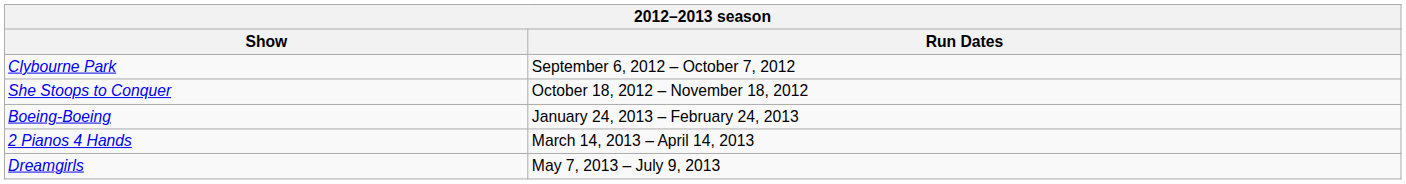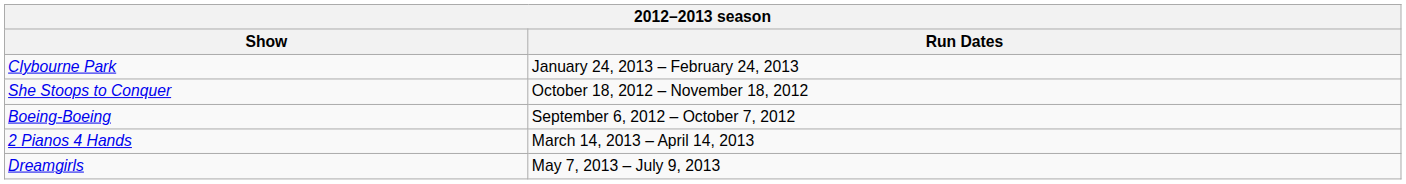(663, 66) September 6, 2012 – October 7, 2012 -> (665, 66) January 24, 2013 – February 24, 2013
(665, 116) January 24, 2013 – February 24, 2013 -> (663, 116) September 6, 2012 – October 7, 2012
